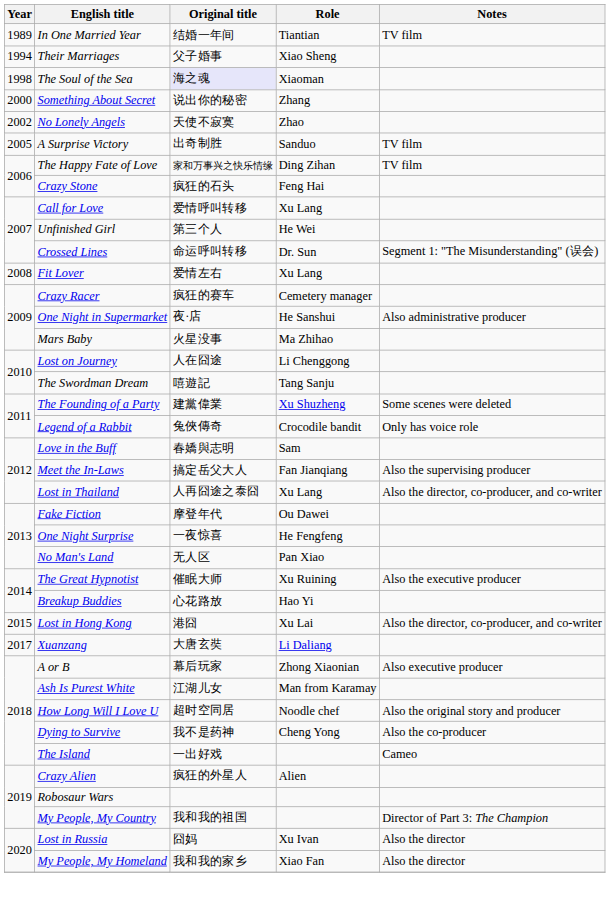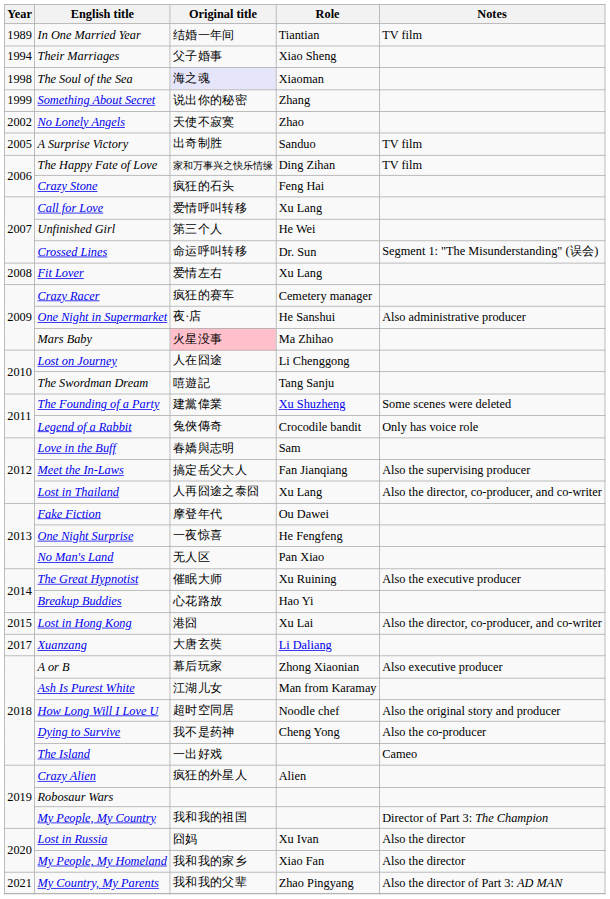(20, 100) 2000 -> (20, 100) 1999
(198, 338) no background -> (198, 338) pink background
+ row: (98, 883)
